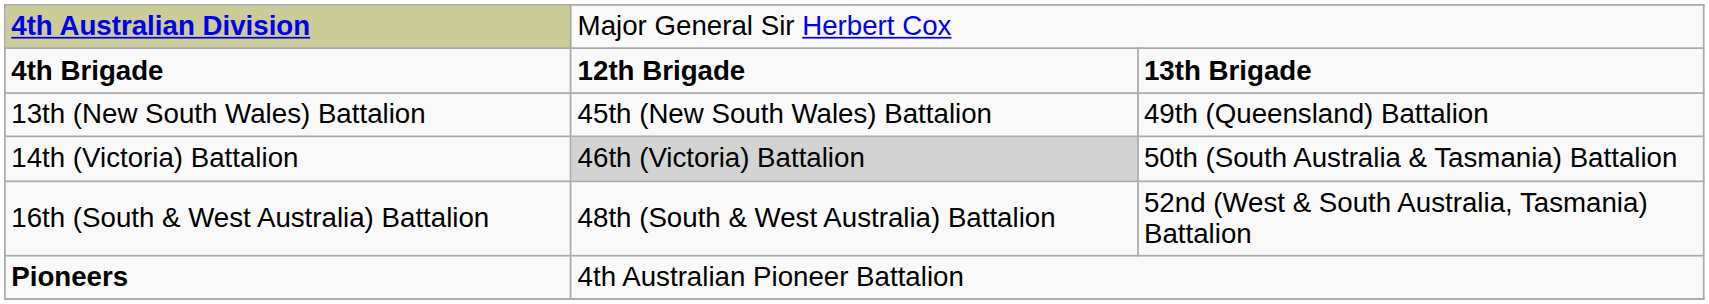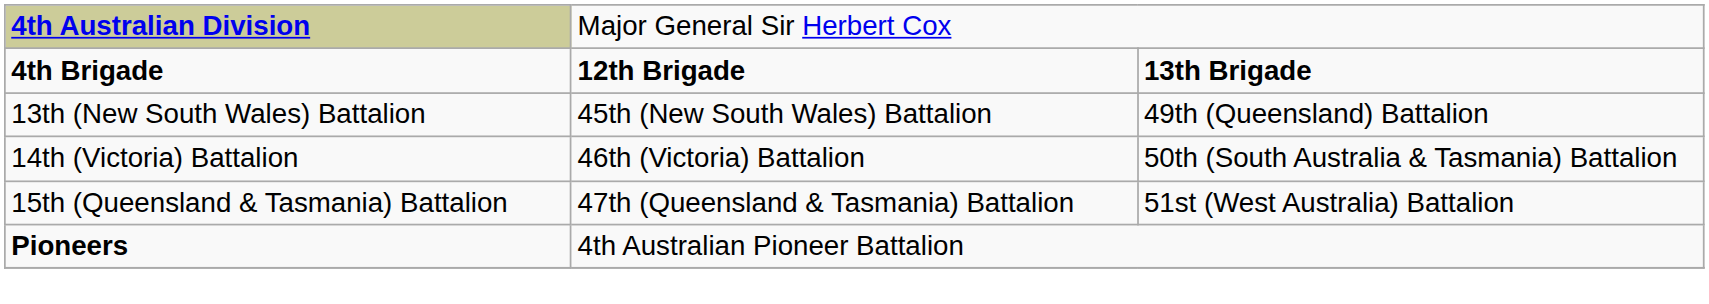(721, 158) lightgrey background -> (721, 158) no background
+ row: (259, 202)
- row: (250, 217)
